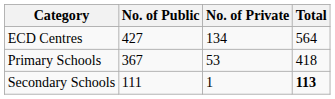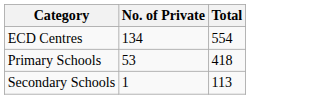- column: (161, 15)
(306, 37) 564 -> (222, 37) 554
(306, 82) bold -> (222, 82) normal
